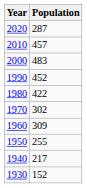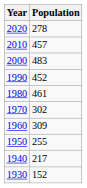(40, 28) 287 -> (40, 28) 278
(40, 93) 422 -> (40, 93) 461
